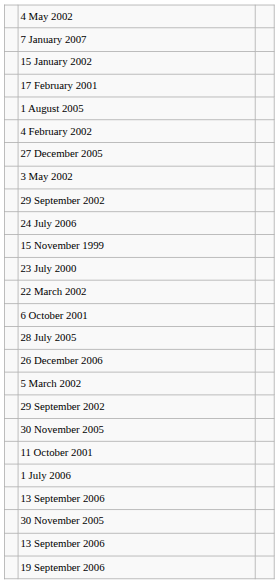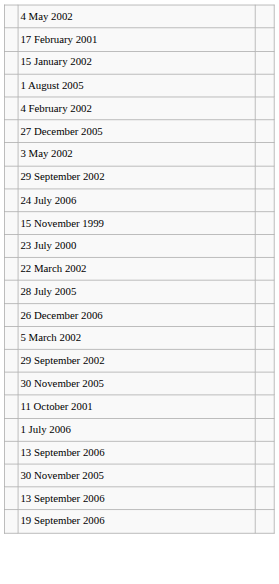- row: (11, 40)
rows swapped: (11, 85) <-> (11, 63)
- row: (11, 315)
